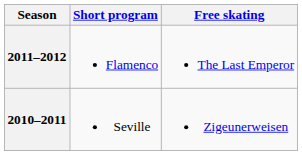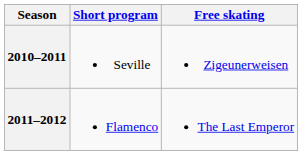rows swapped: (37, 56) <-> (37, 119)
